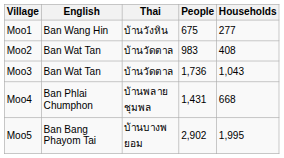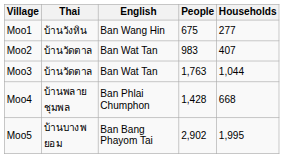columns swapped: (82, 12) <-> (150, 12)
(227, 51) 408 -> (227, 51) 407
(194, 71) 1,736 -> (194, 71) 1,763
(231, 71) 1,043 -> (231, 71) 1,044
(194, 99) 1,431 -> (194, 99) 1,428
